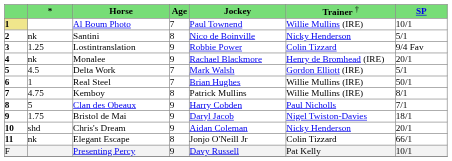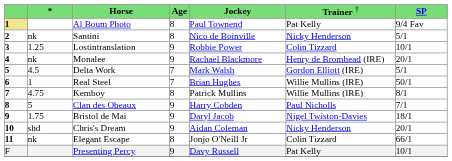(172, 24) 7 -> (172, 24) 8
(325, 24) Willie Mullins (IRE) -> (304, 24) Pat Kelly
(404, 24) 10/1 -> (410, 24) 9/4 Fav
(410, 47) 9/4 Fav -> (404, 47) 10/1
